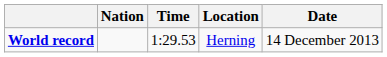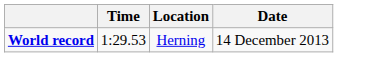- column: (122, 16)
